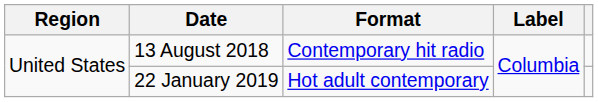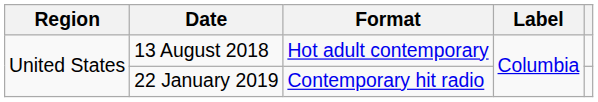(386, 50) Contemporary hit radio -> (388, 50) Hot adult contemporary
(388, 81) Hot adult contemporary -> (386, 81) Contemporary hit radio
